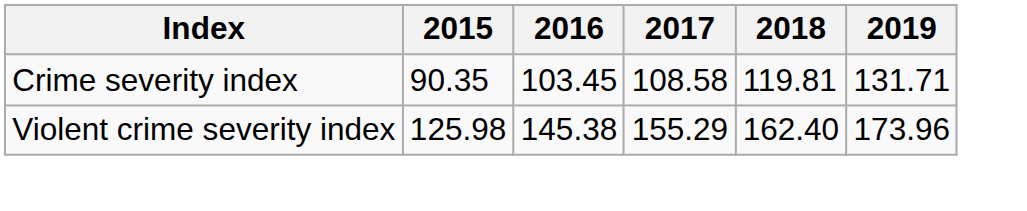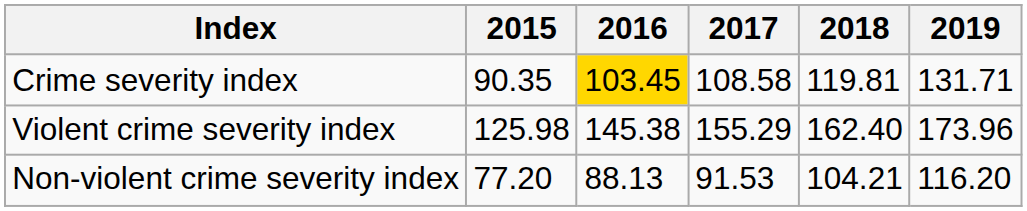(569, 79) no background -> (633, 79) gold background
+ row: (236, 179)
